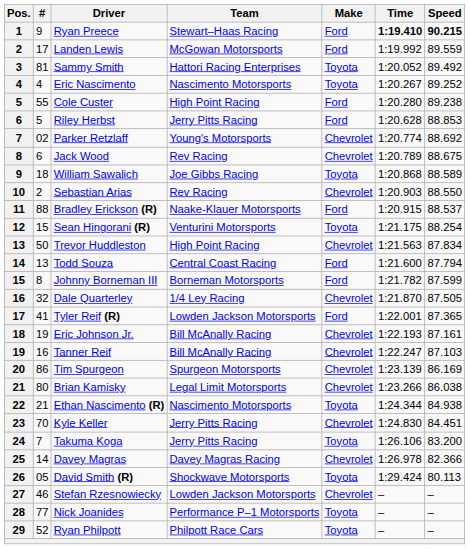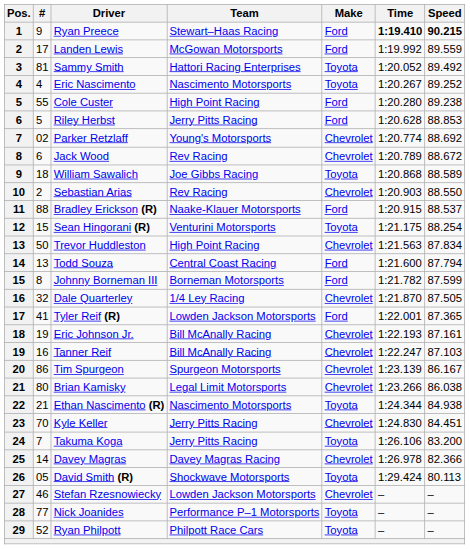(445, 156) 88.675 -> (445, 156) 88.672
(445, 370) 86.169 -> (445, 370) 86.167
